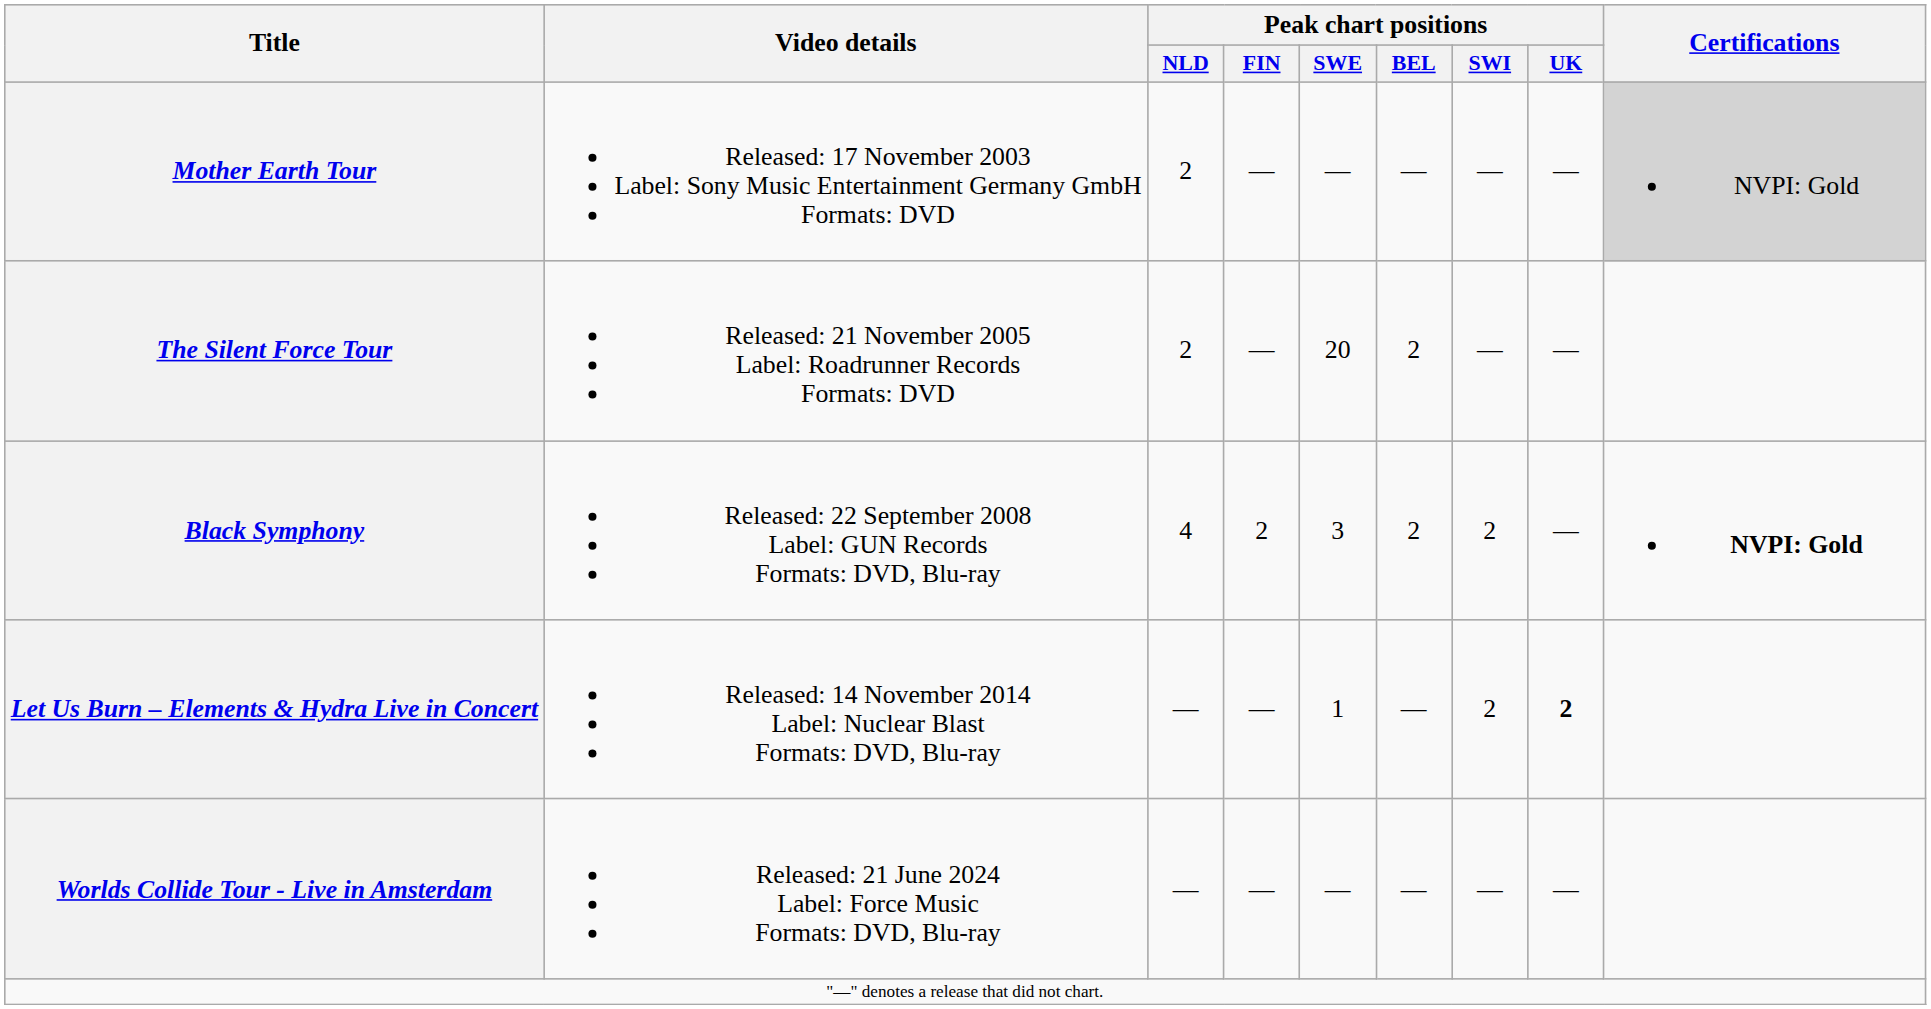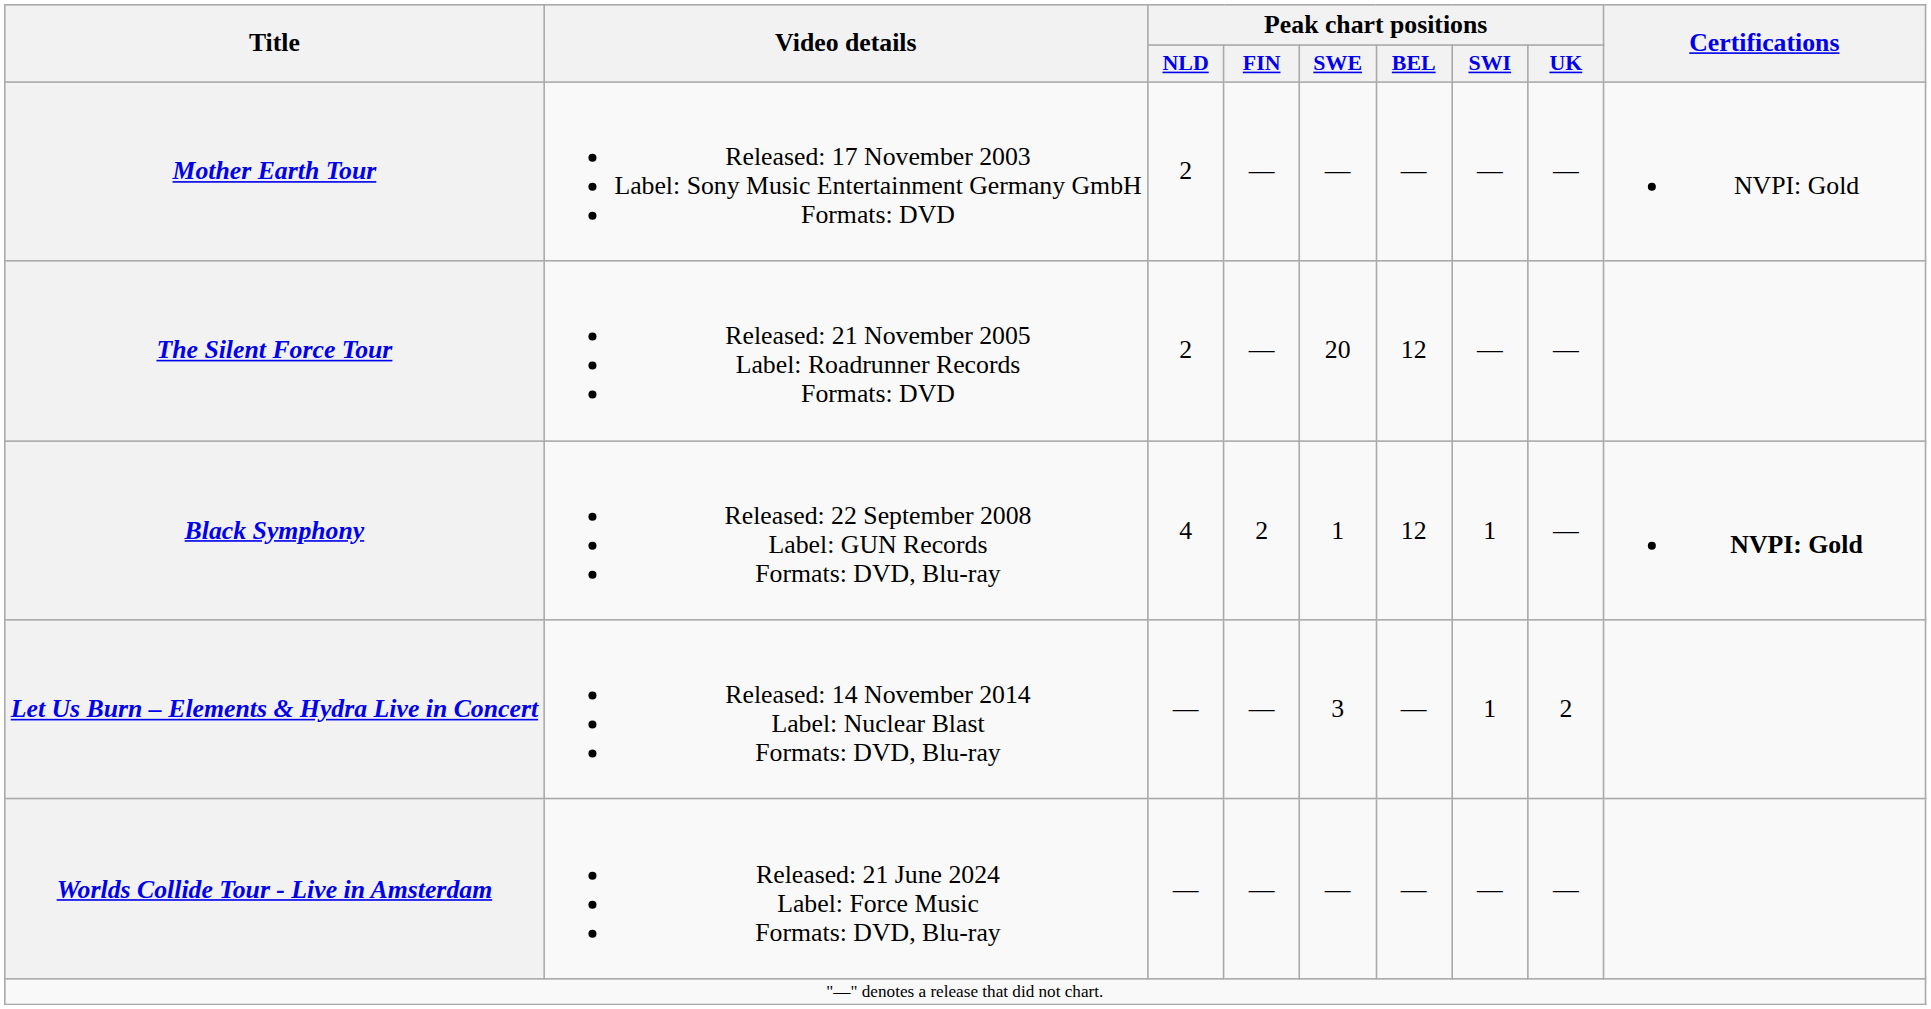(1764, 186) lightgrey background -> (1764, 186) no background
(1414, 350) 2 -> (1414, 350) 12
(1338, 529) 3 -> (1338, 529) 1
(1414, 529) 2 -> (1414, 529) 12
(1490, 529) 2 -> (1490, 529) 1
(1338, 709) 1 -> (1338, 709) 3
(1490, 709) 2 -> (1490, 709) 1
(1566, 709) bold -> (1566, 709) normal
